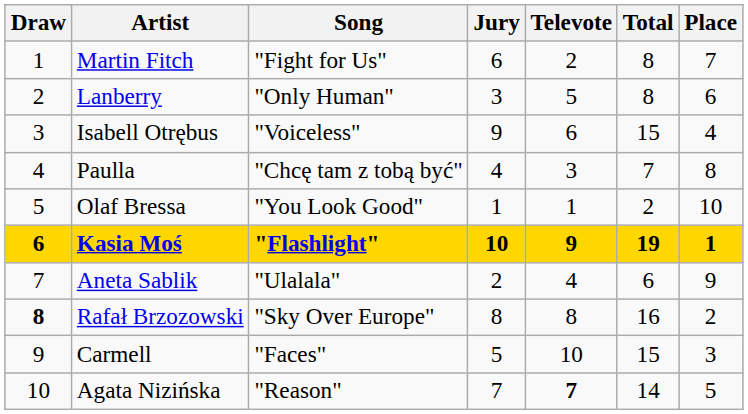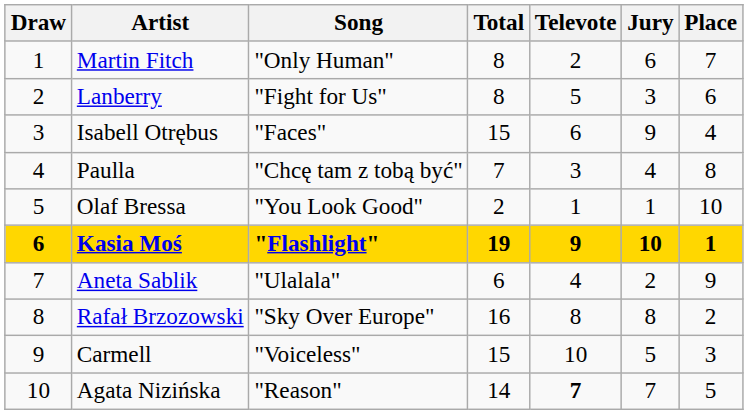columns swapped: (497, 22) <-> (648, 22)
(321, 59) "Fight for Us" -> (324, 59) "Only Human"
(324, 96) "Only Human" -> (321, 96) "Fight for Us"
(307, 133) "Voiceless" -> (290, 133) "Faces"
(38, 317) bold -> (38, 317) normal
(290, 354) "Faces" -> (307, 354) "Voiceless"
